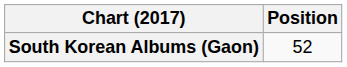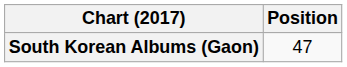(303, 47) 52 -> (303, 47) 47
